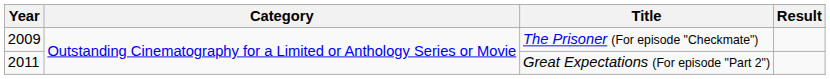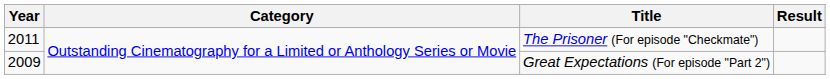(24, 39) 2009 -> (24, 39) 2011
(24, 62) 2011 -> (24, 62) 2009
